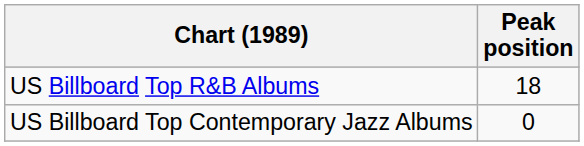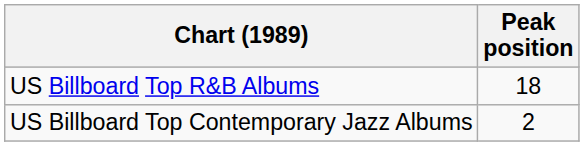(528, 122) 0 -> (528, 122) 2
